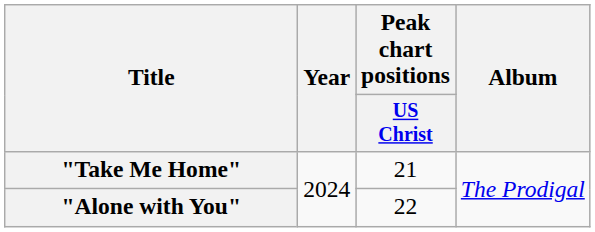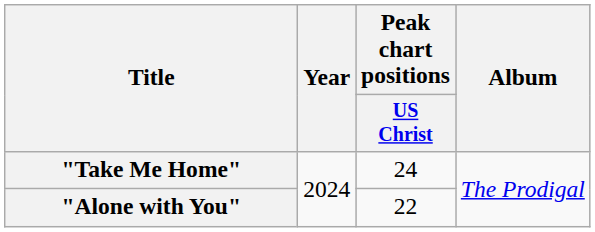(406, 169) 21 -> (406, 169) 24
